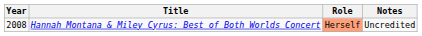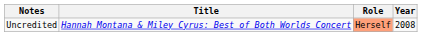columns swapped: (17, 11) <-> (390, 11)
